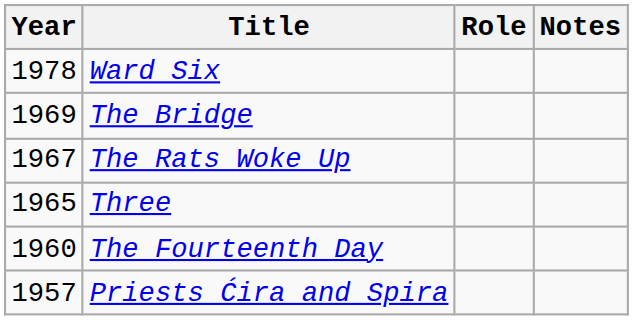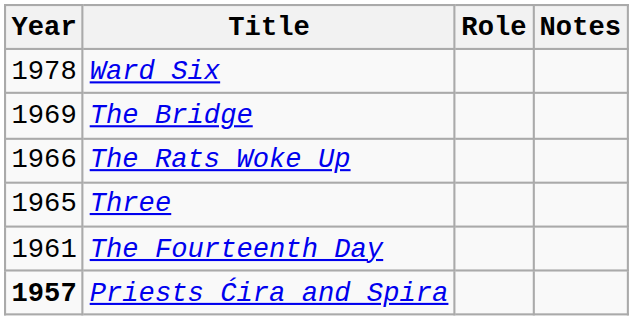(44, 160) 1967 -> (44, 160) 1966
(44, 249) 1960 -> (44, 249) 1961
(44, 293) normal -> (44, 293) bold
